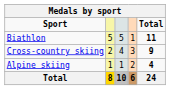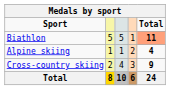(151, 38) no background -> (151, 38) lightsalmon background
rows swapped: (55, 51) <-> (38, 65)
